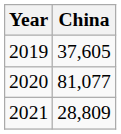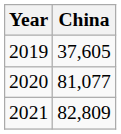(84, 112) 28,809 -> (84, 112) 82,809
